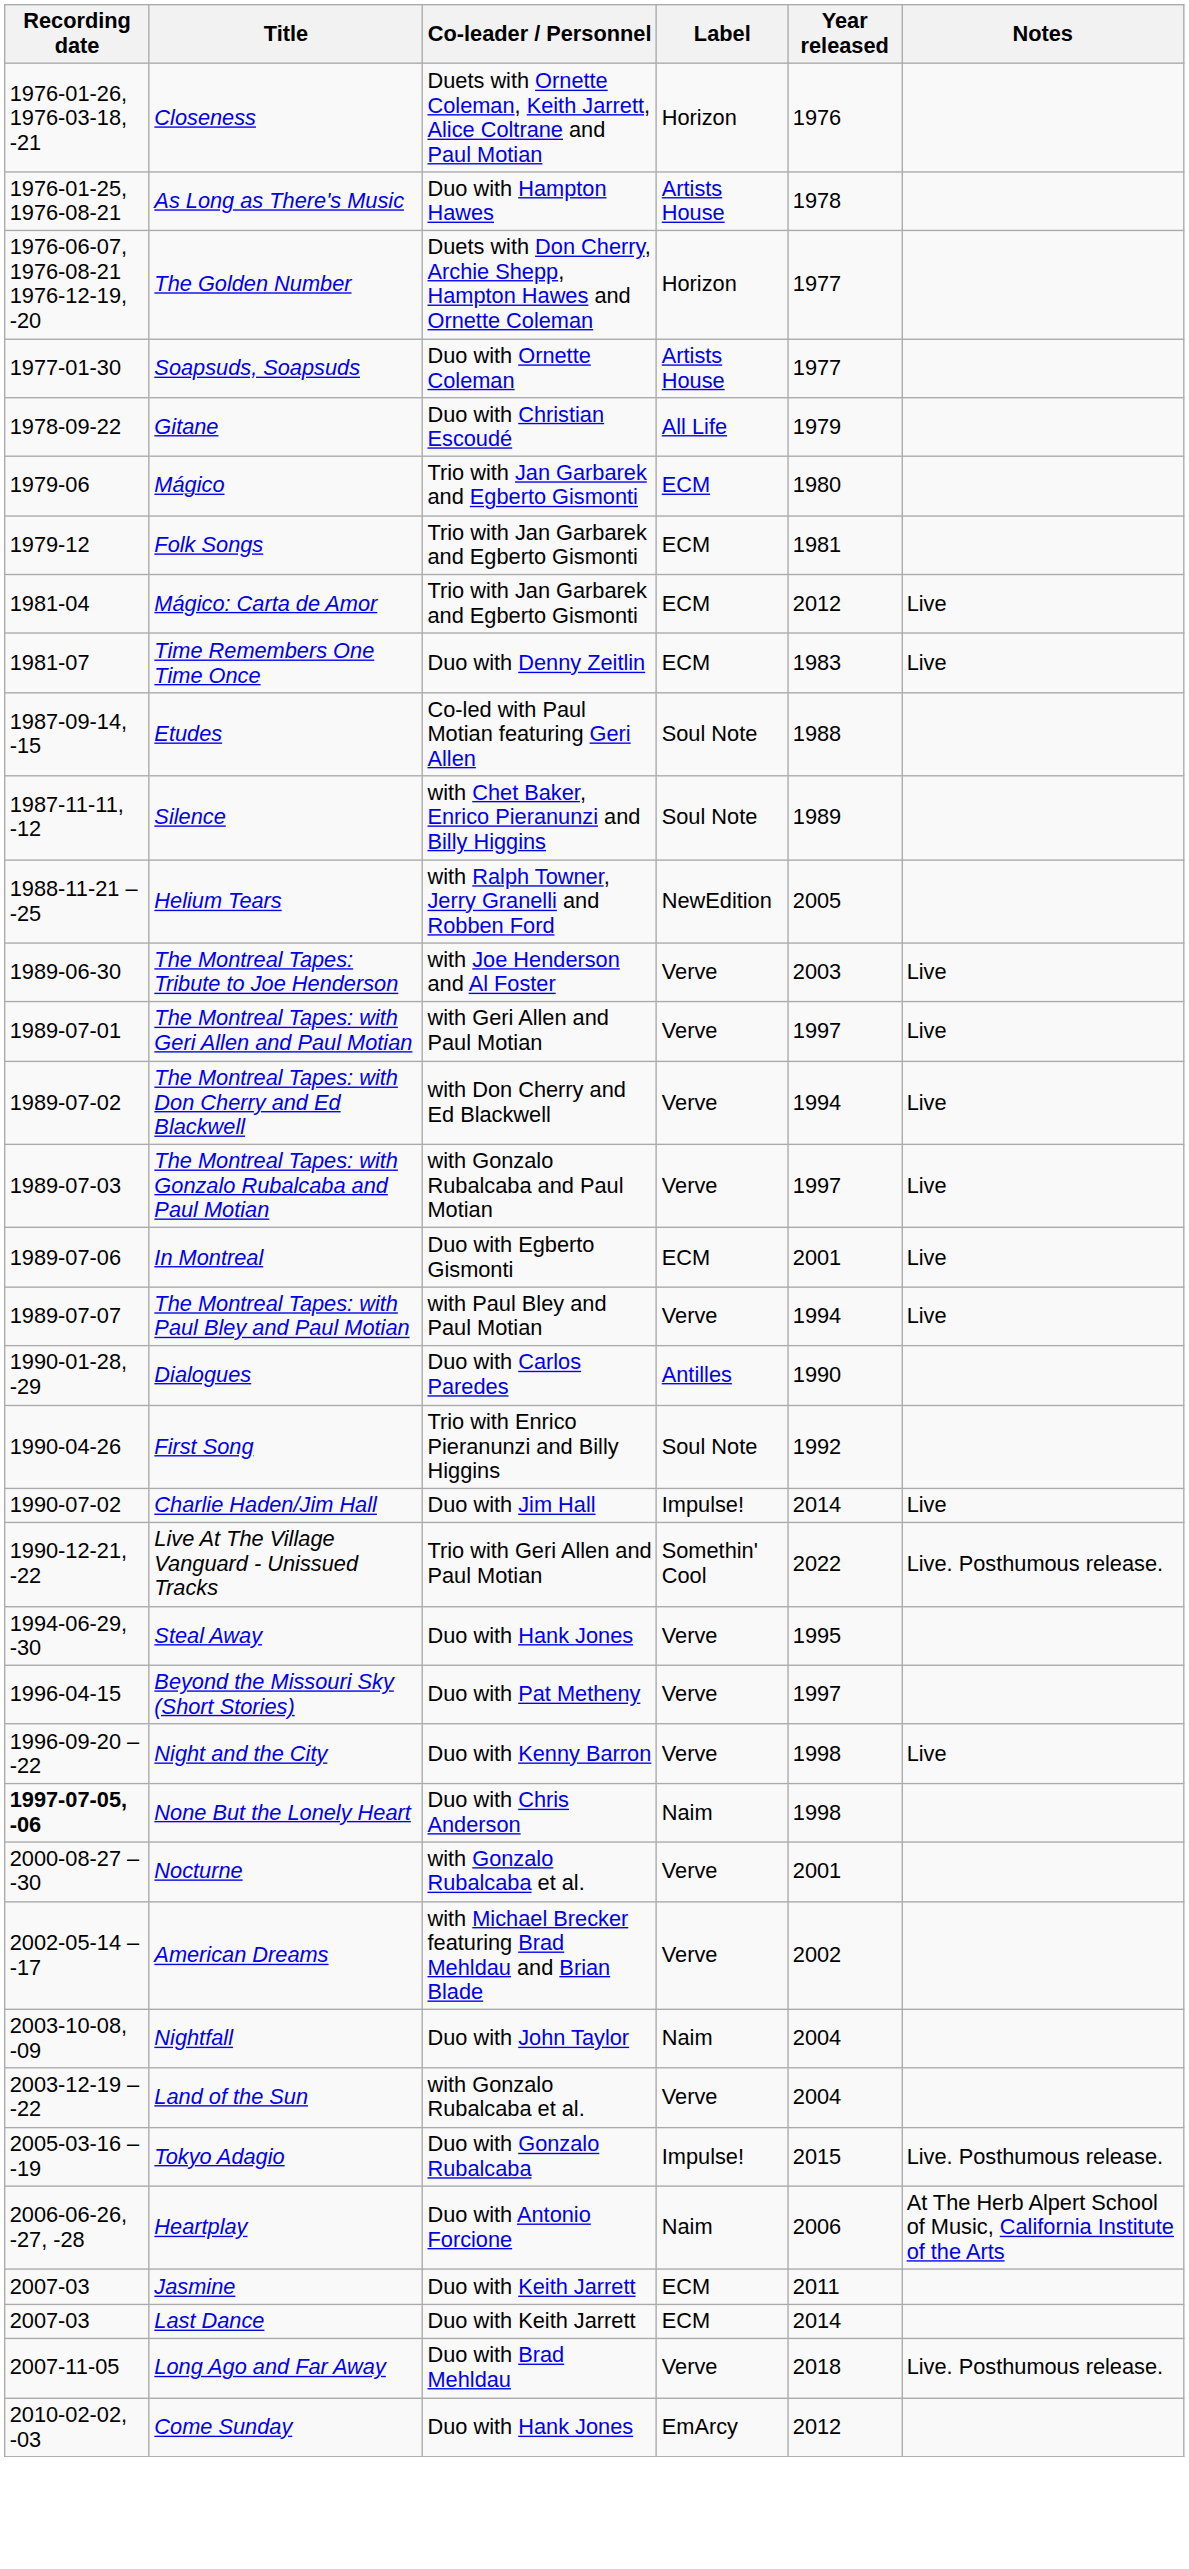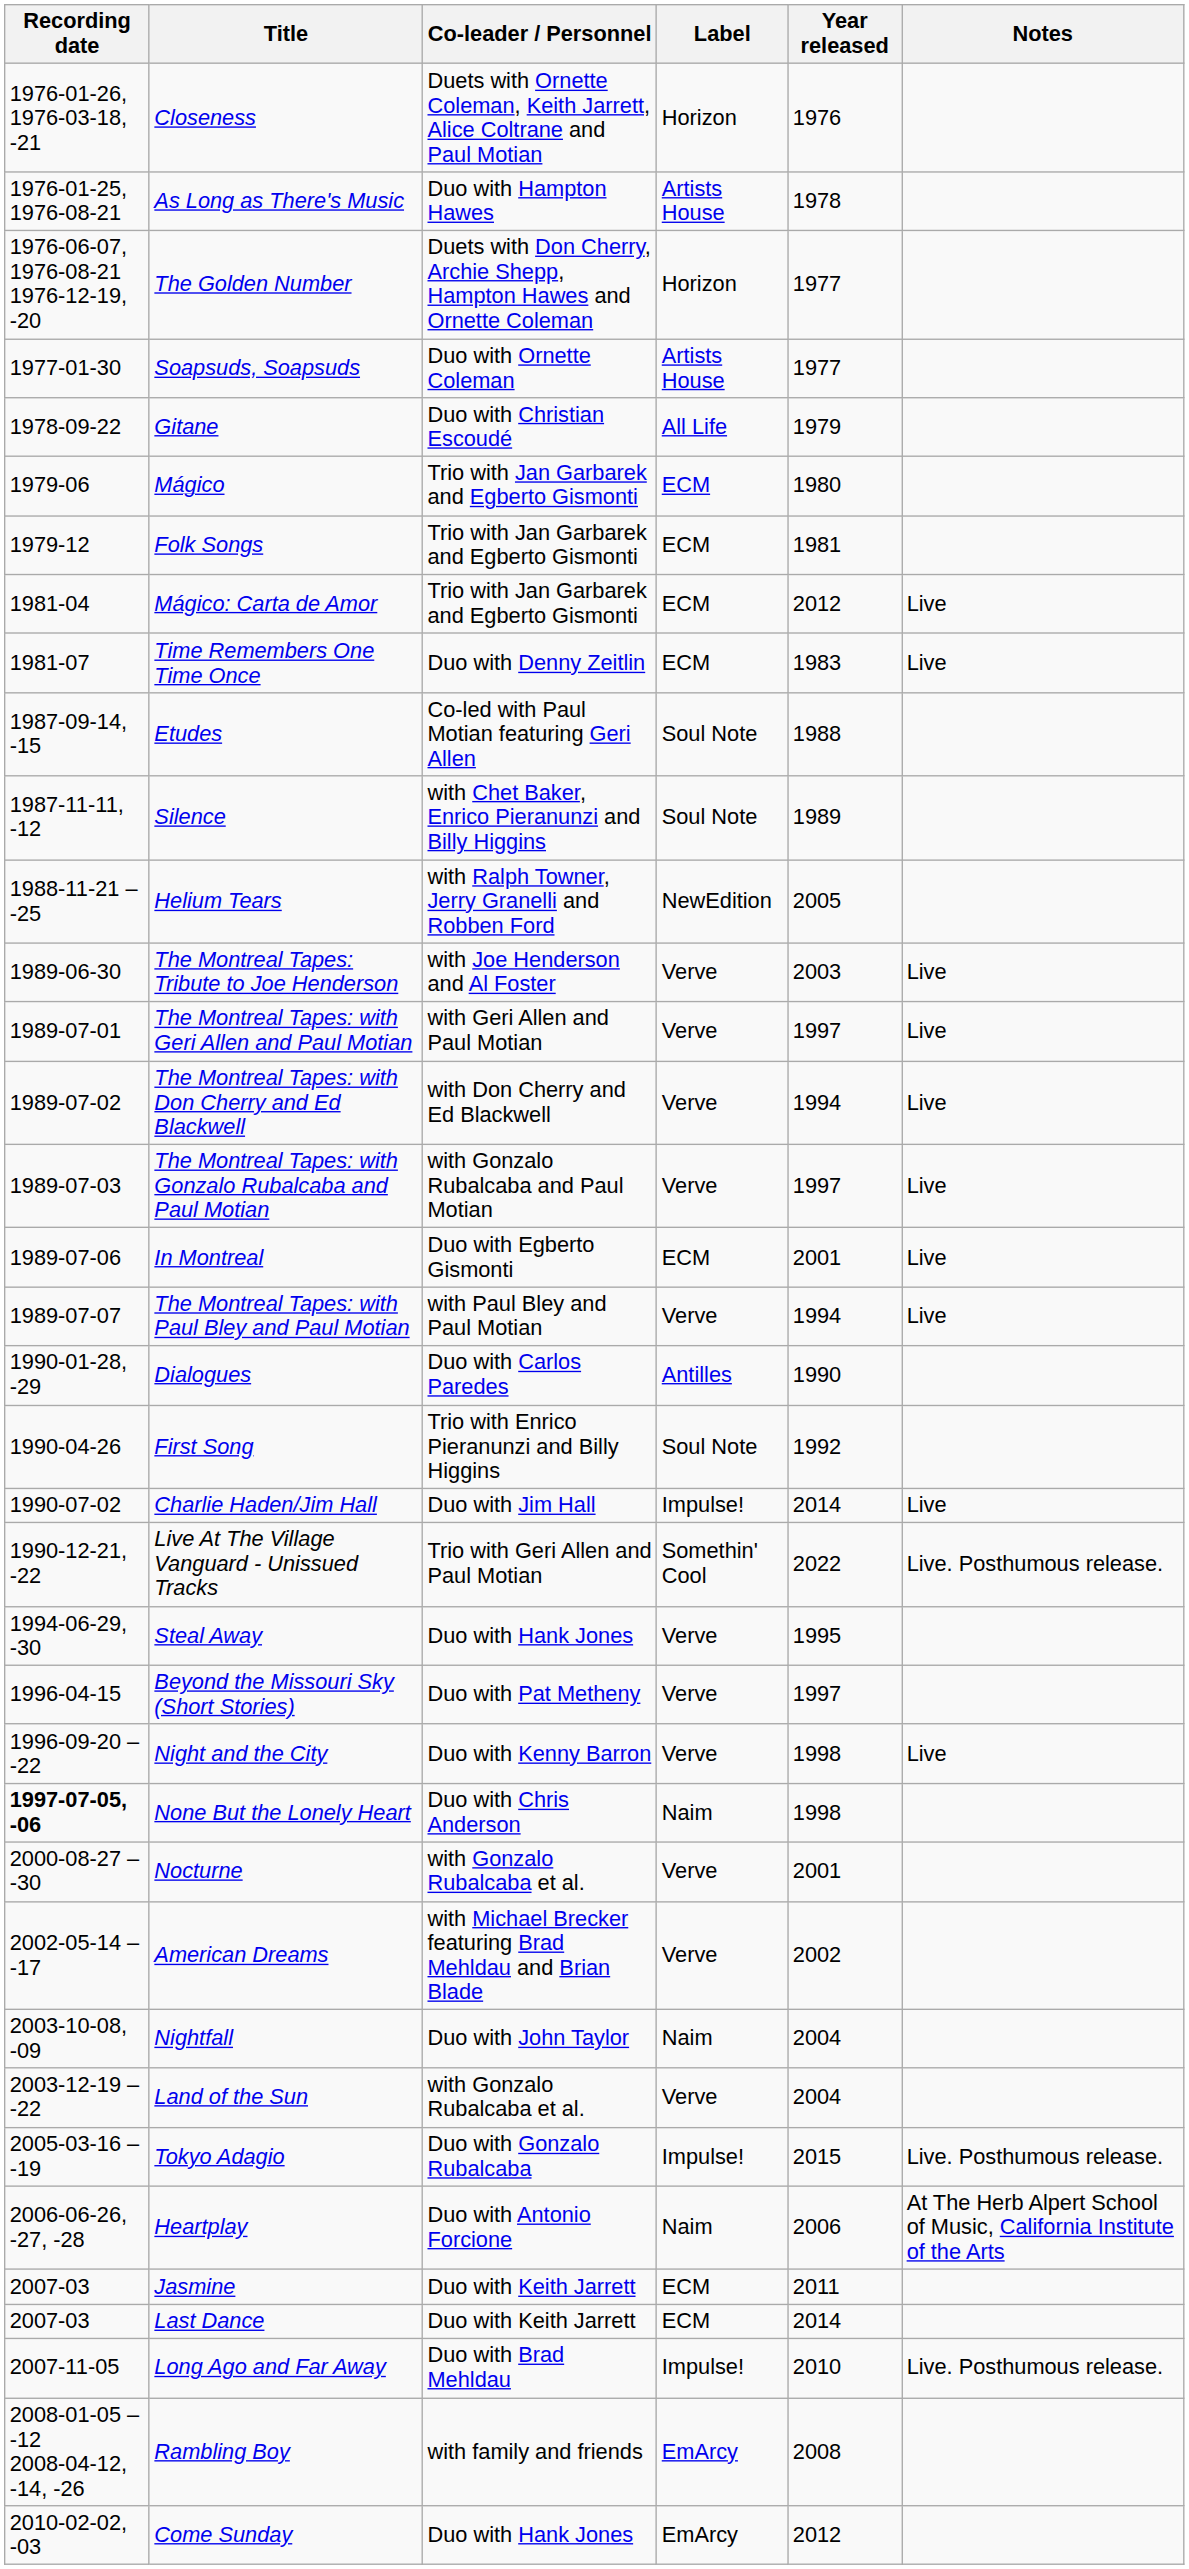(690, 2367) Verve -> (703, 2367) Impulse!
(817, 2367) 2018 -> (817, 2367) 2010
+ row: (222, 2451)
